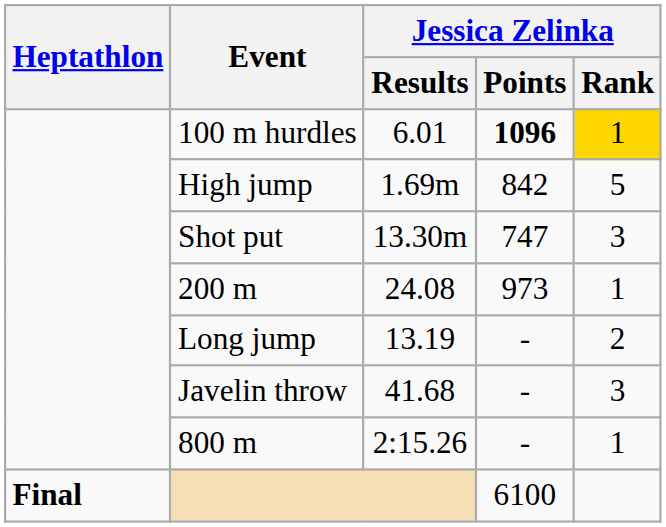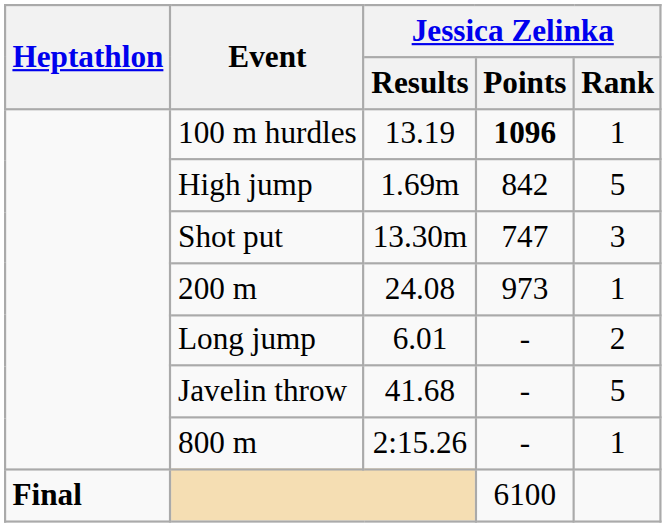(420, 133) 6.01 -> (420, 133) 13.19
(618, 133) gold background -> (618, 133) no background
(420, 339) 13.19 -> (420, 339) 6.01
(618, 391) 3 -> (618, 391) 5
